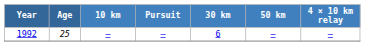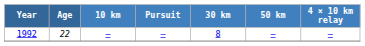(65, 35) 25 -> (65, 35) 22
(218, 35) 6 -> (218, 35) 8
